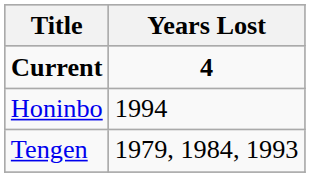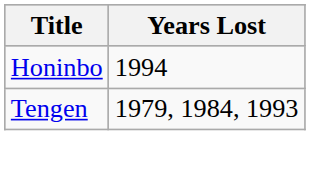- row: (57, 66)
